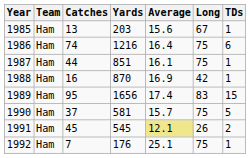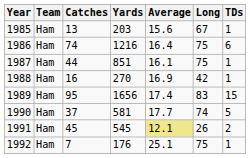(122, 79) 870 -> (122, 79) 270
(160, 112) 15.7 -> (160, 112) 17.7
(202, 112) 75 -> (202, 112) 74
